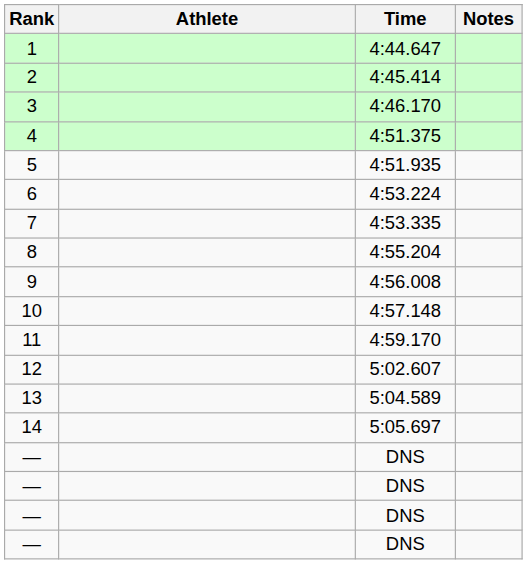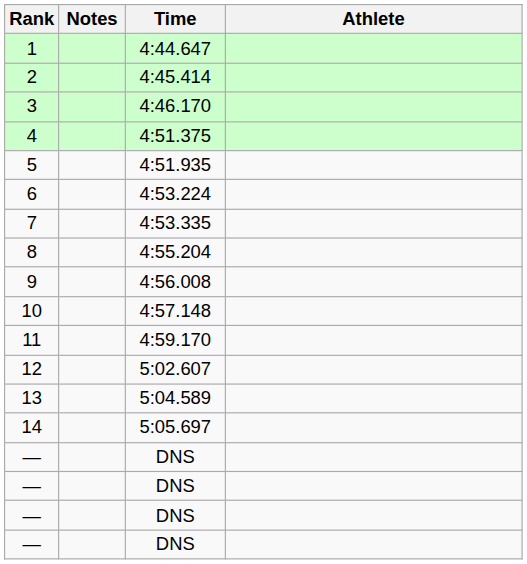columns swapped: (207, 19) <-> (489, 19)
